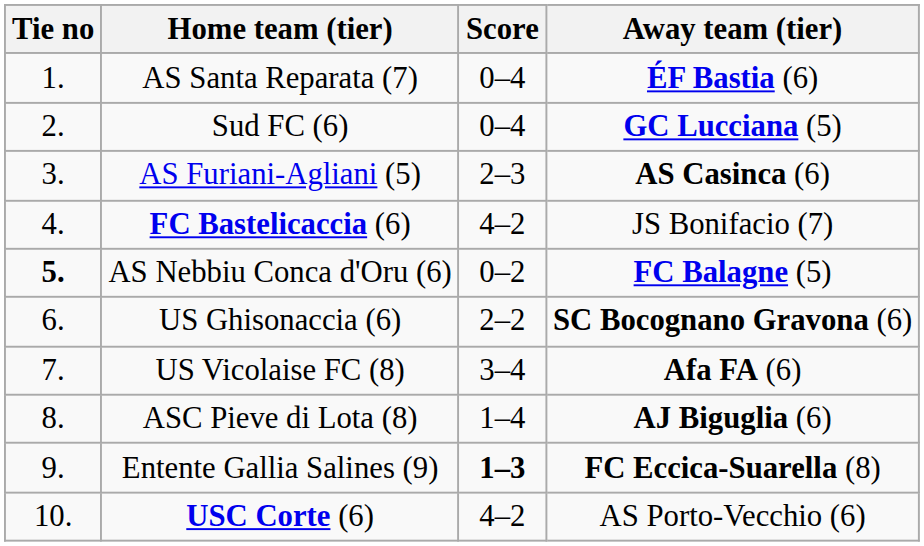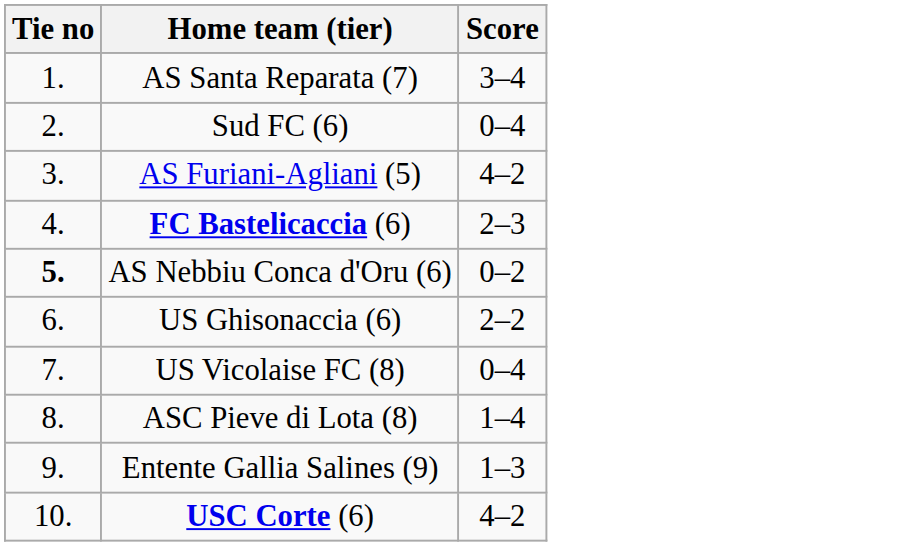- column: (733, 28)
(502, 77) 0–4 -> (502, 77) 3–4
(502, 175) 2–3 -> (502, 175) 4–2
(502, 223) 4–2 -> (502, 223) 2–3
(502, 369) 3–4 -> (502, 369) 0–4
(502, 467) bold -> (502, 467) normal
